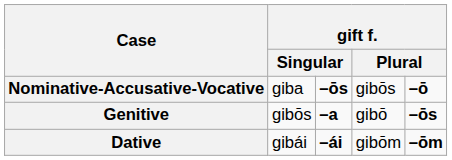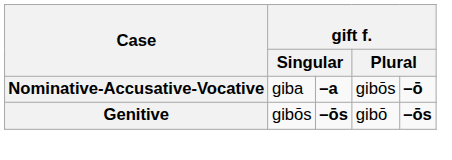(334, 89) –ōs -> (329, 89) –a
(329, 115) –a -> (334, 115) –ōs
- row: (136, 141)
